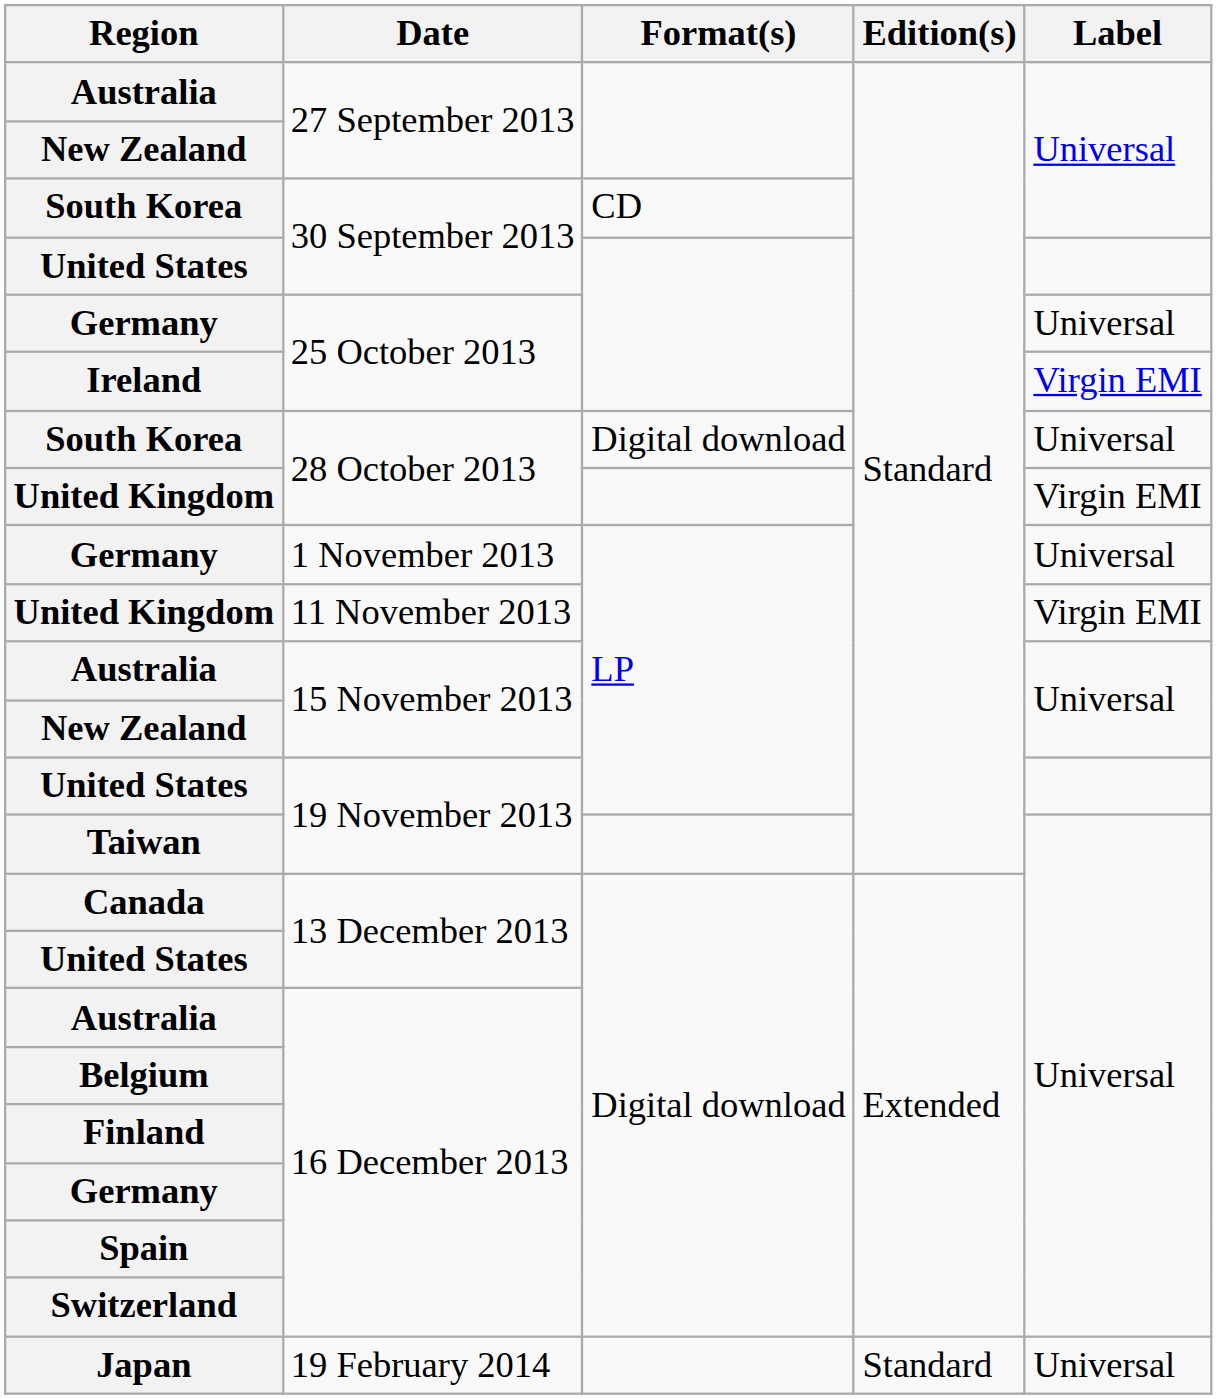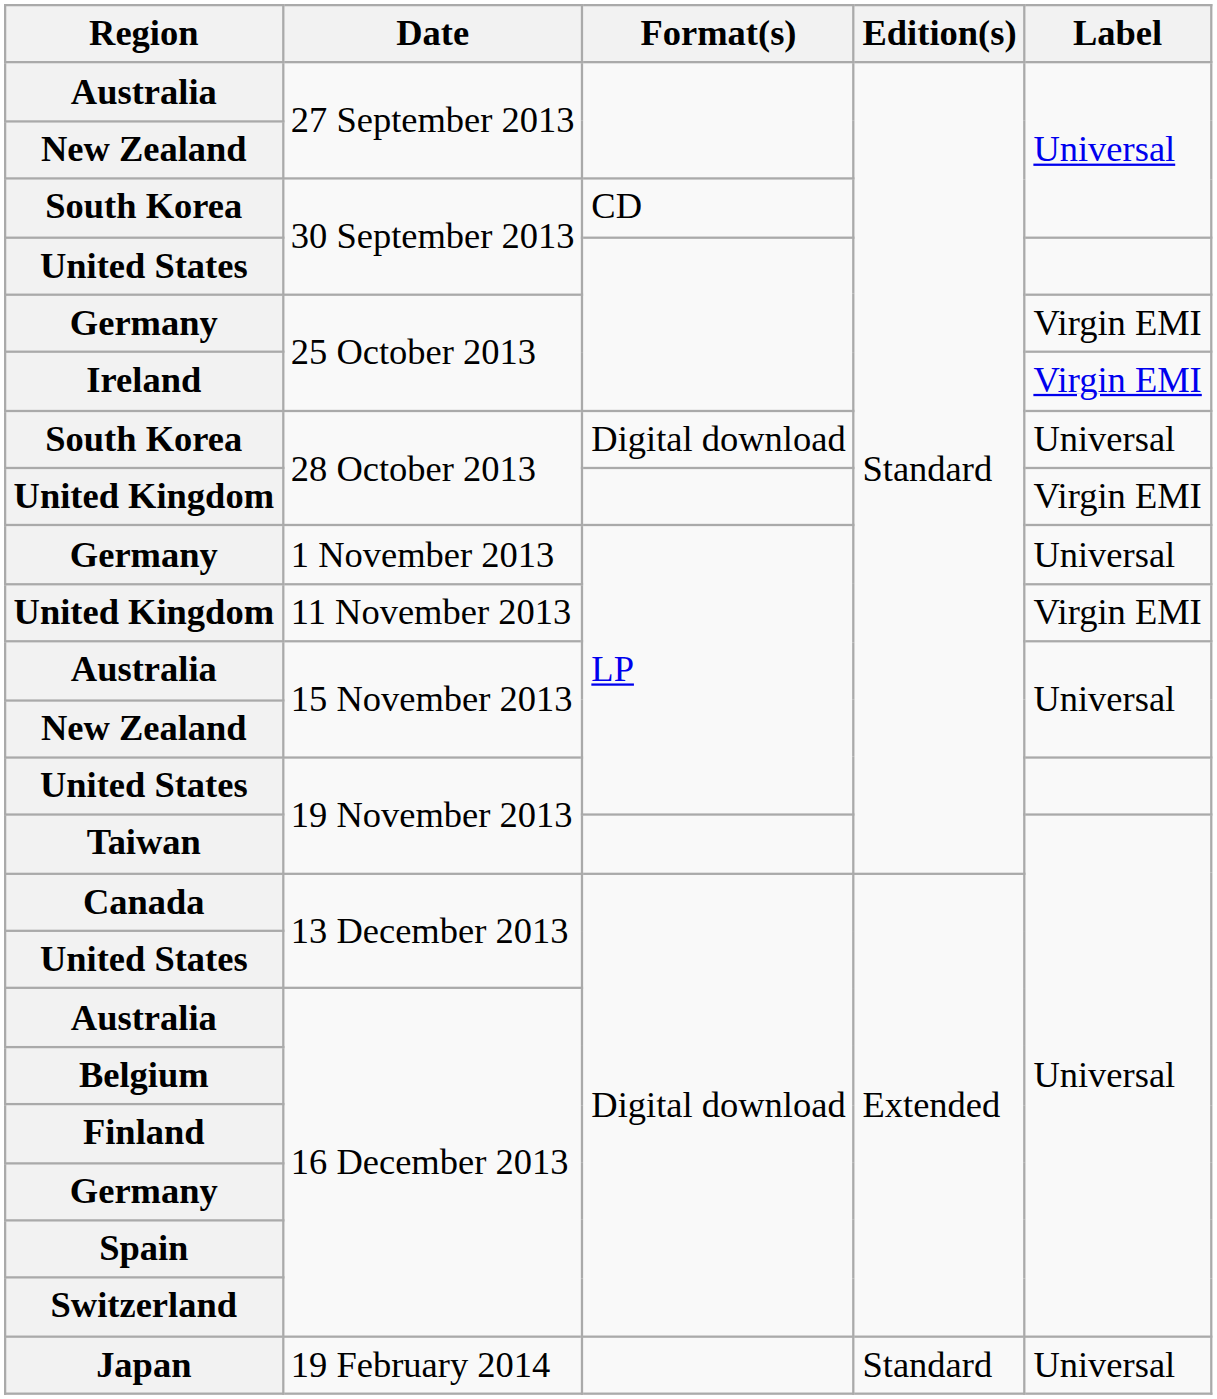(1104, 322) Universal -> (1118, 322) Virgin EMI
